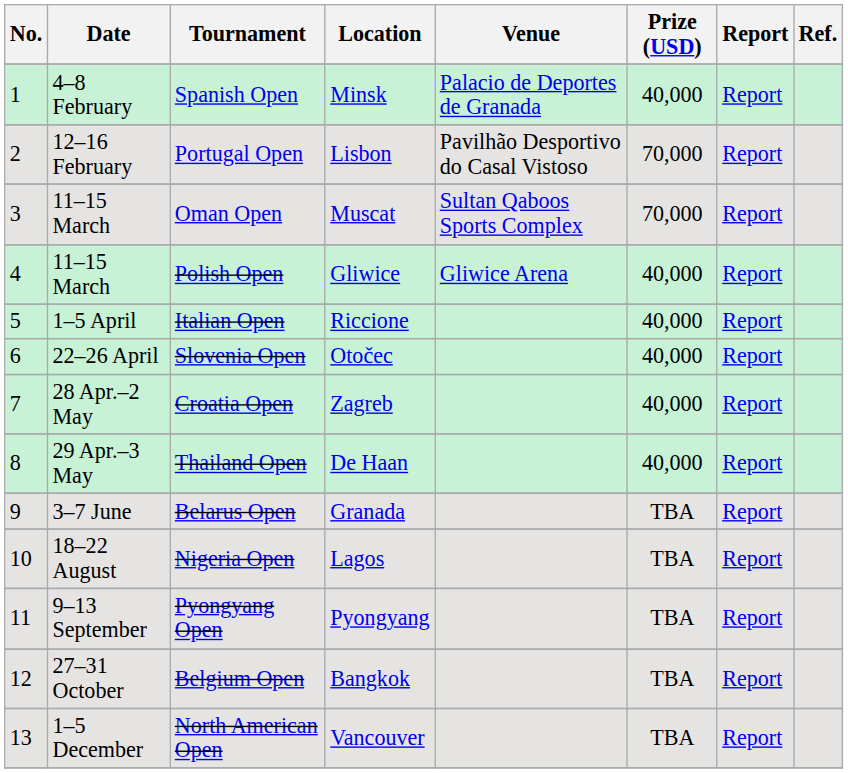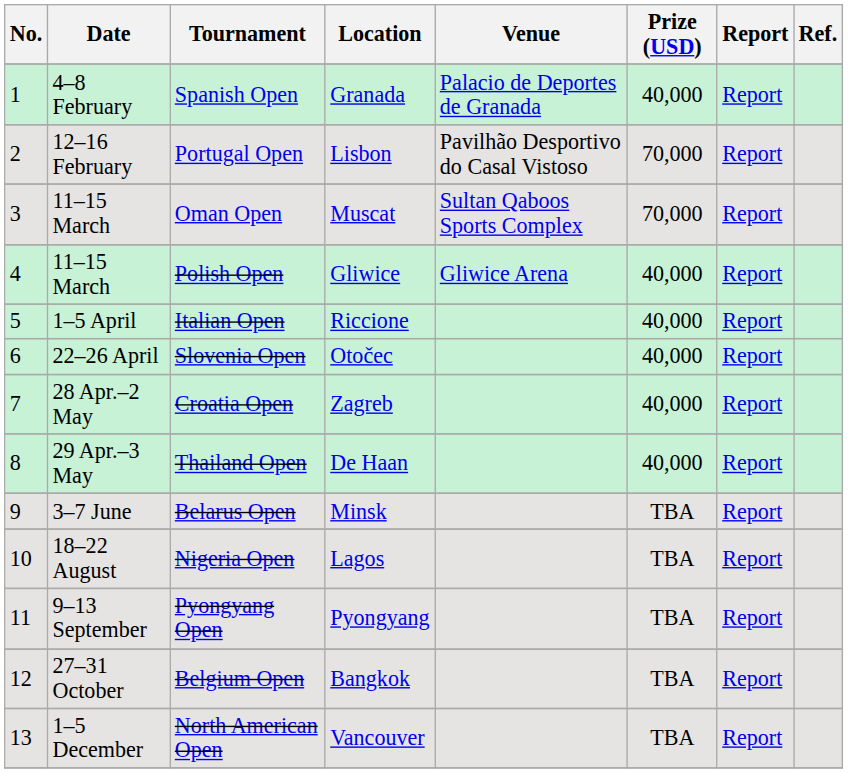(358, 94) Minsk -> (368, 94) Granada
(368, 511) Granada -> (358, 511) Minsk
